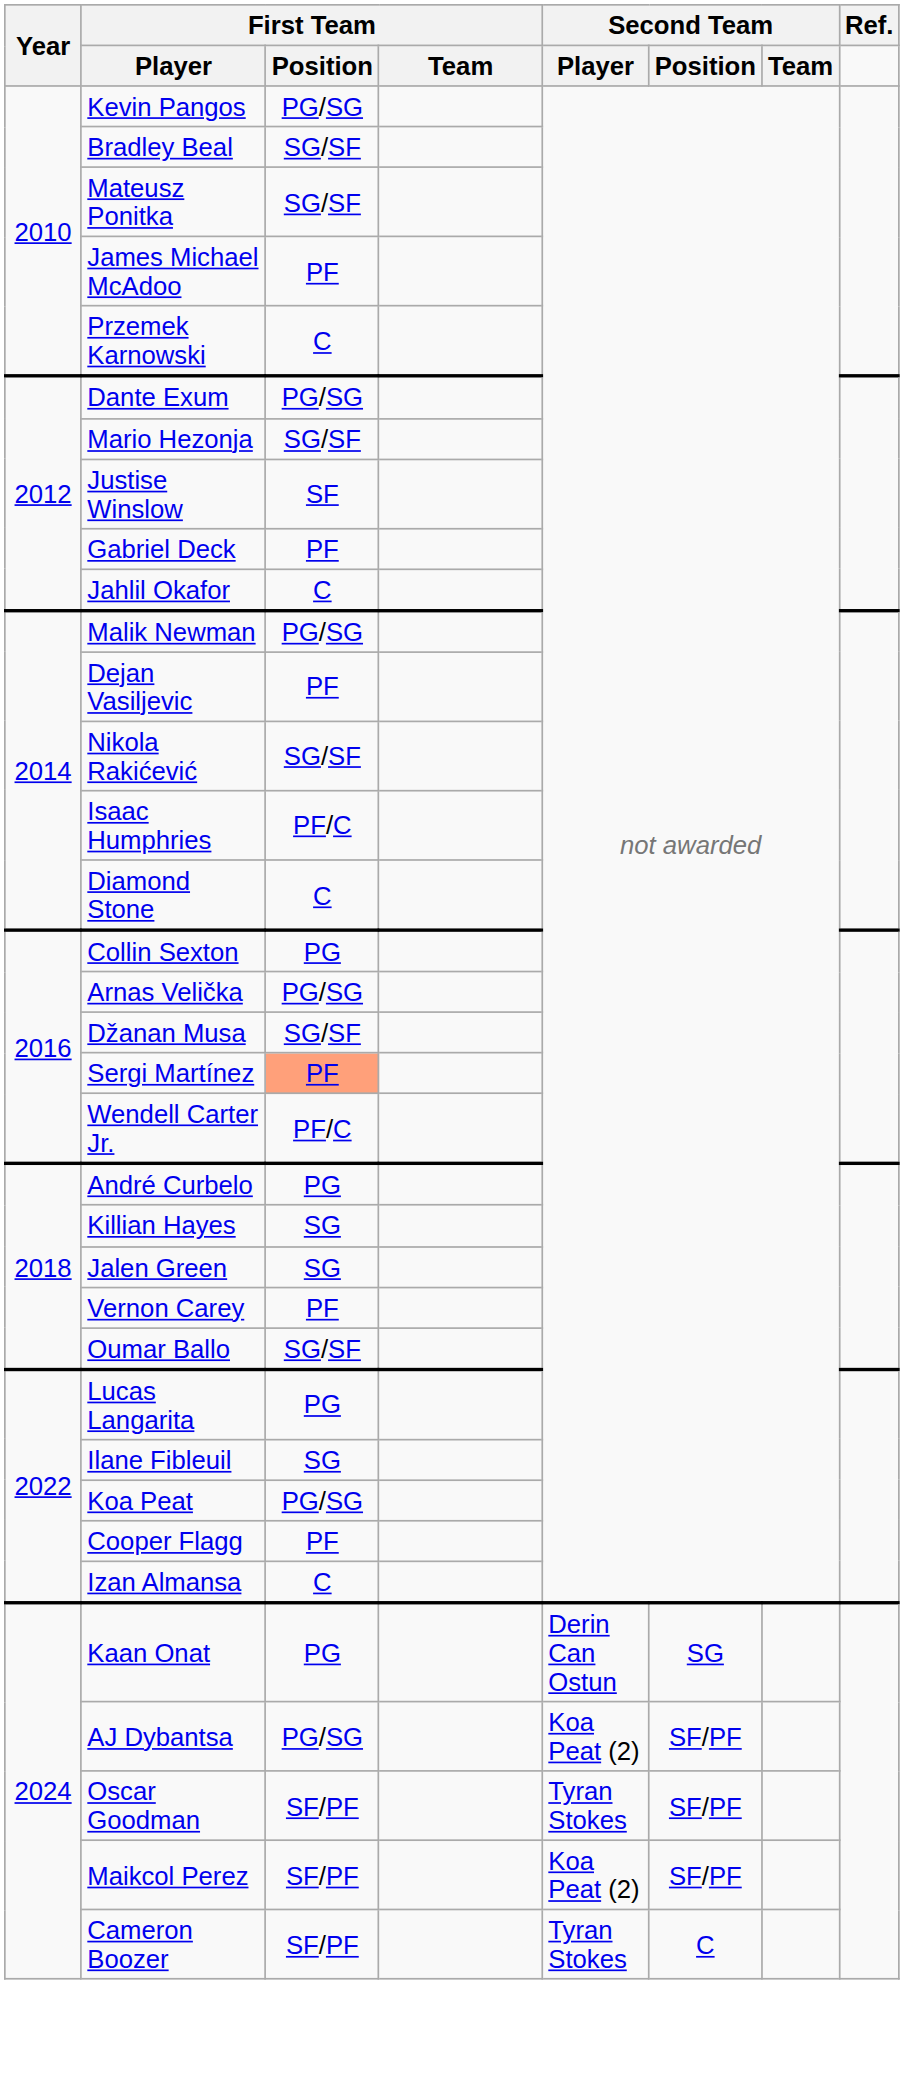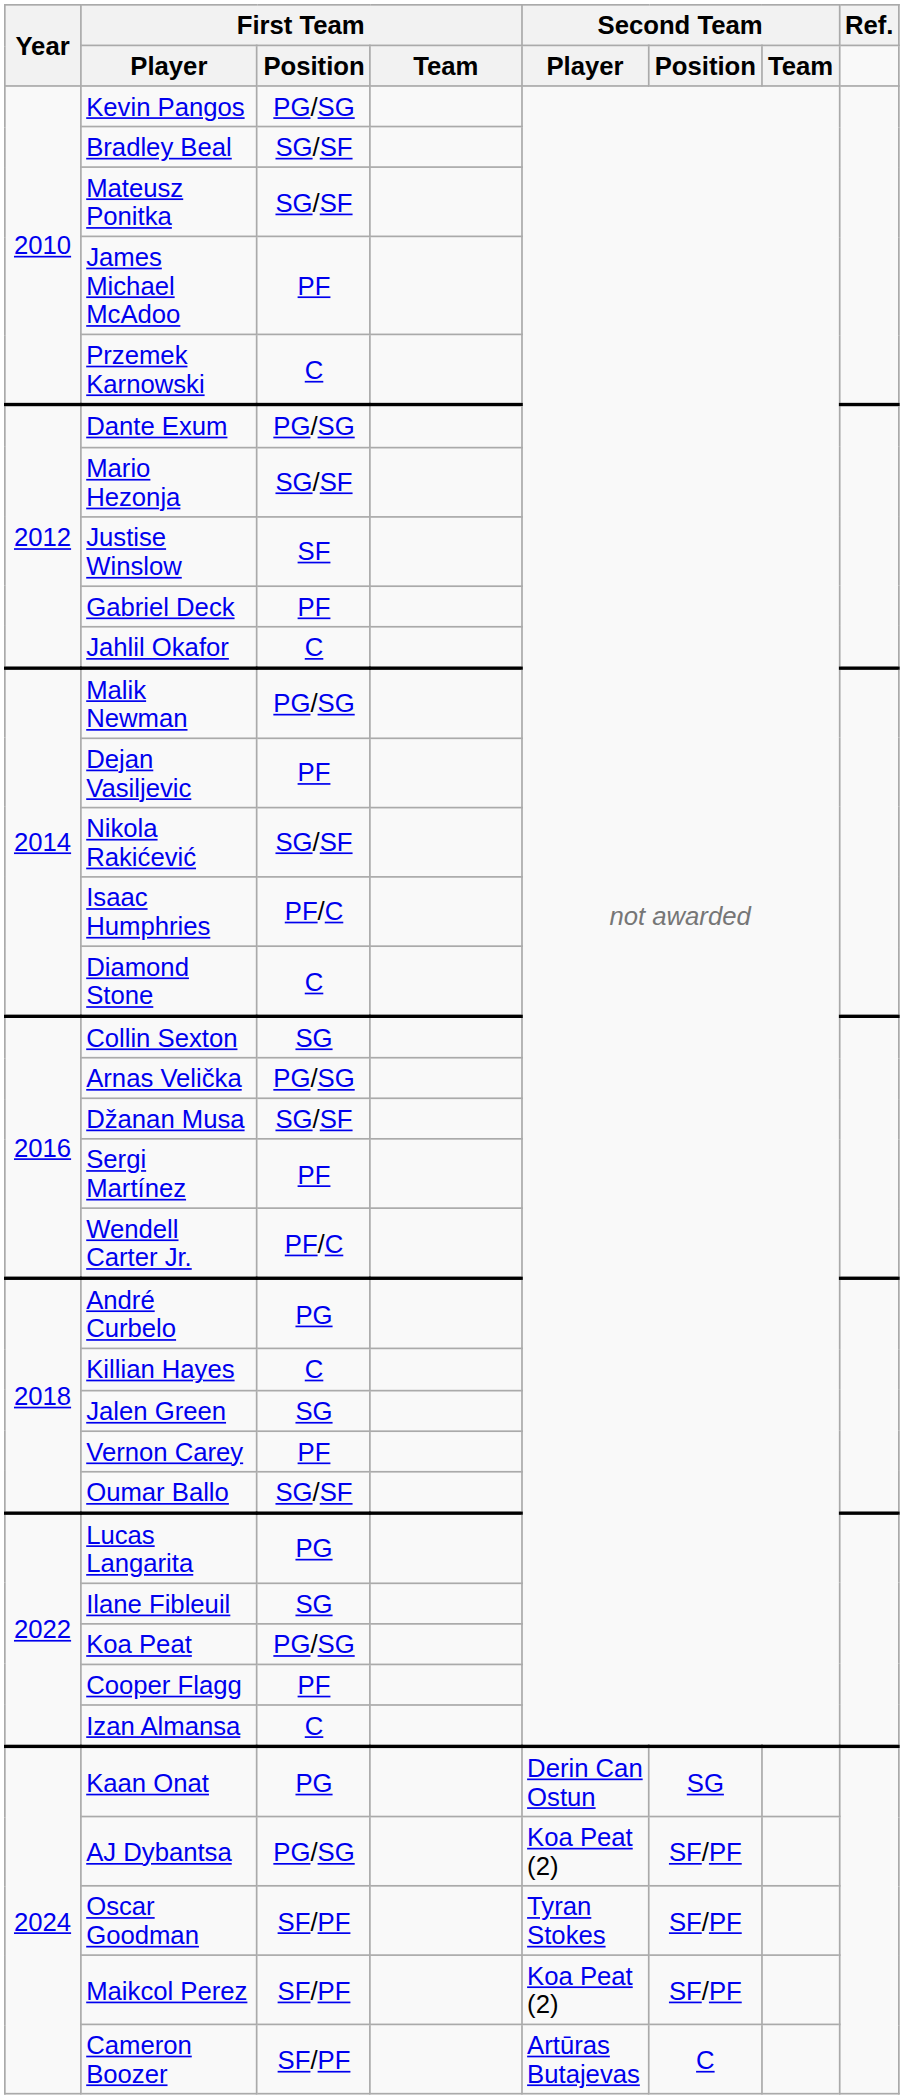(322, 952) PG -> (314, 1038) SG
(322, 1074) lightsalmon background -> (314, 1174) no background
(322, 1226) SG -> (314, 1370) C
(588, 1945) Tyran Stokes -> (583, 2060) Artūras Butajevas
